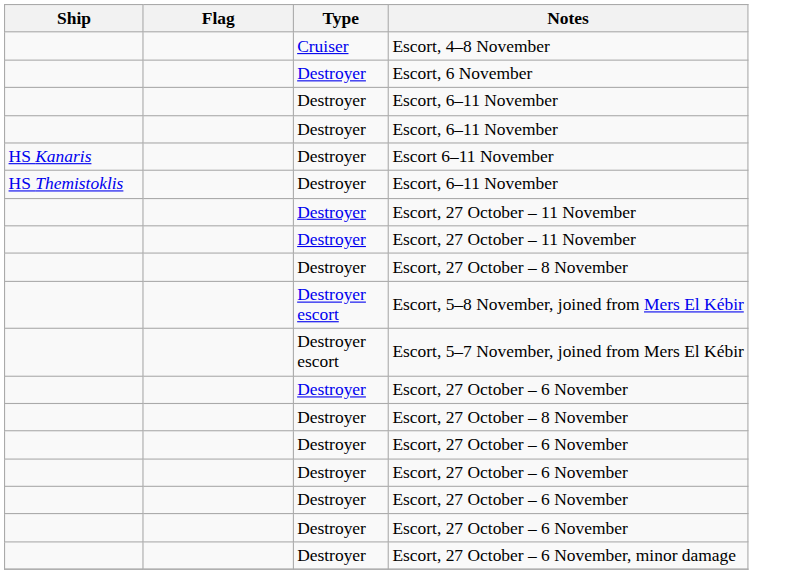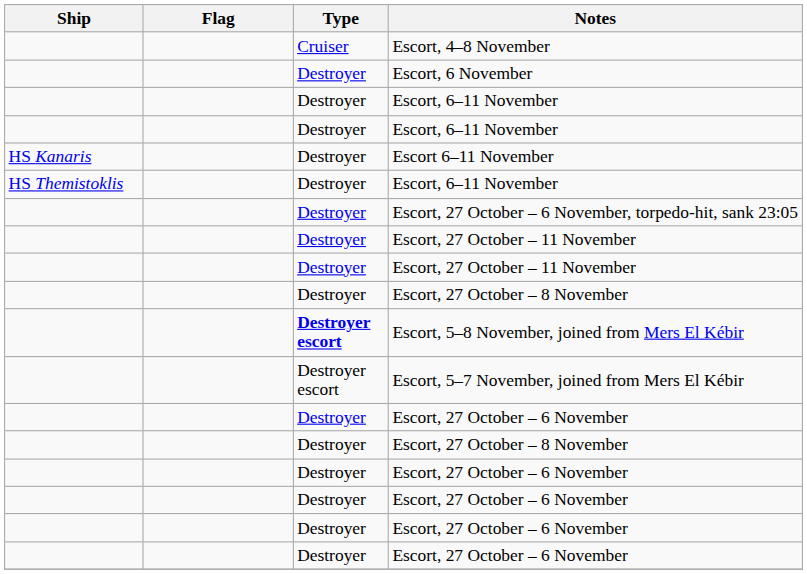+ row: (74, 212)
(332, 304) normal -> (334, 332) bold
- row: (74, 555)
